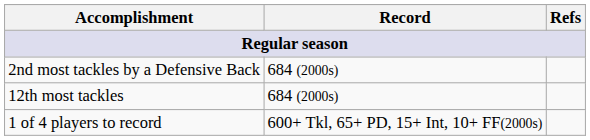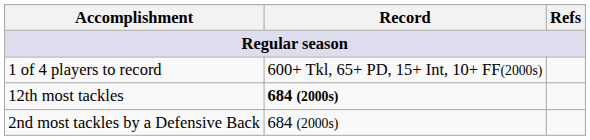rows swapped: (134, 69) <-> (85, 122)
(303, 95) normal -> (303, 95) bold
